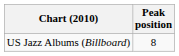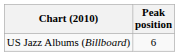(154, 42) 8 -> (154, 42) 6
